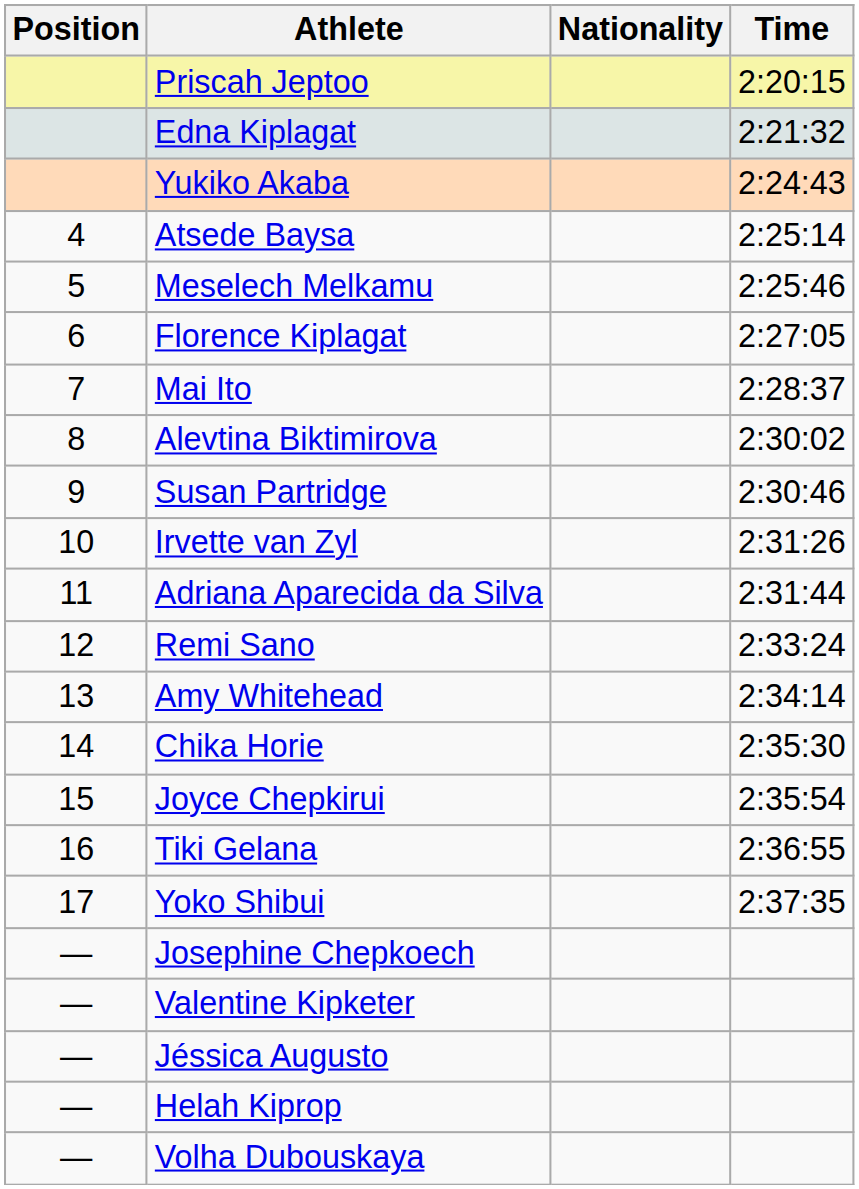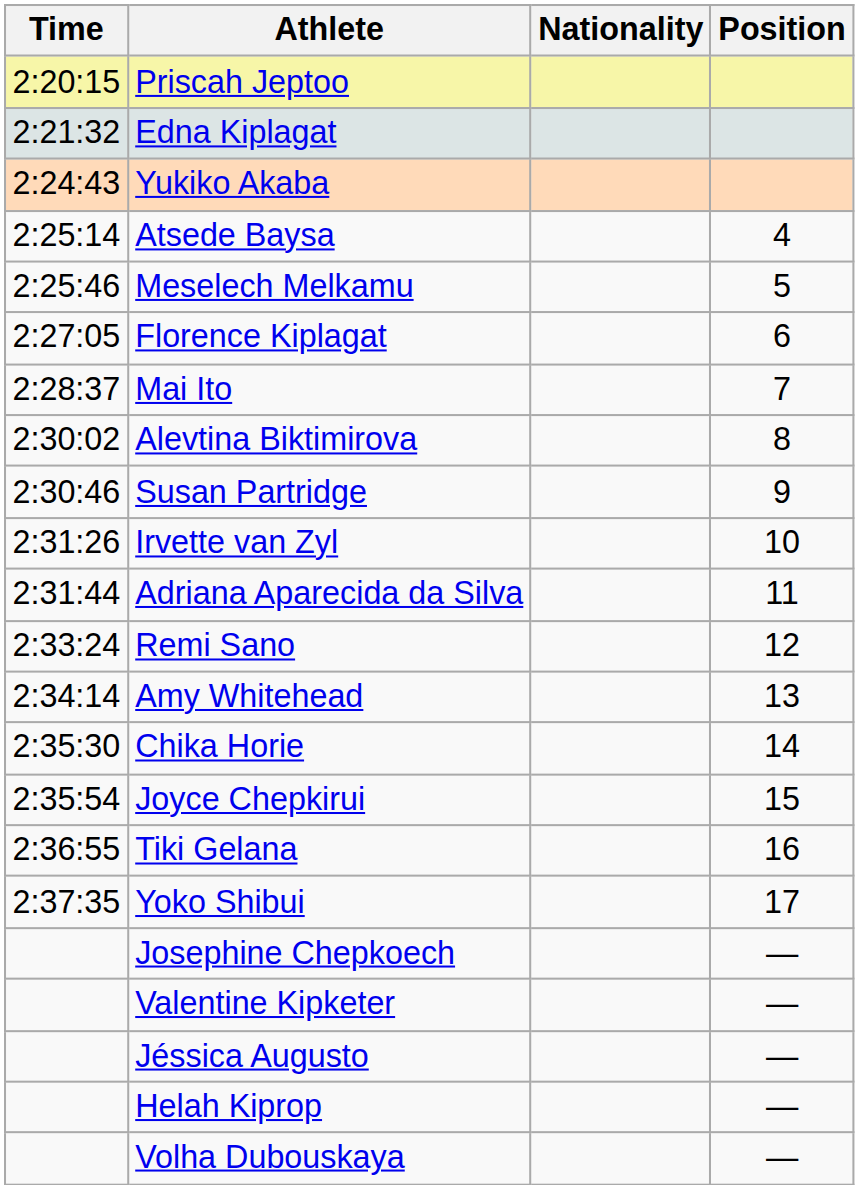columns swapped: (76, 30) <-> (792, 30)
